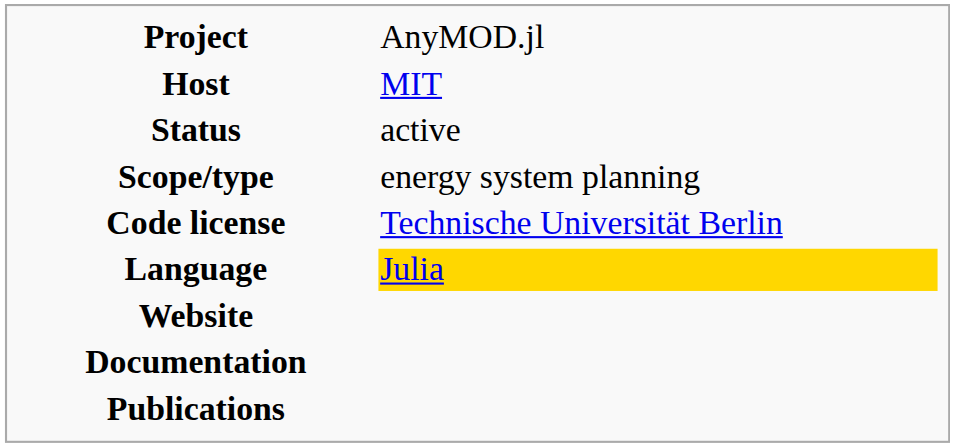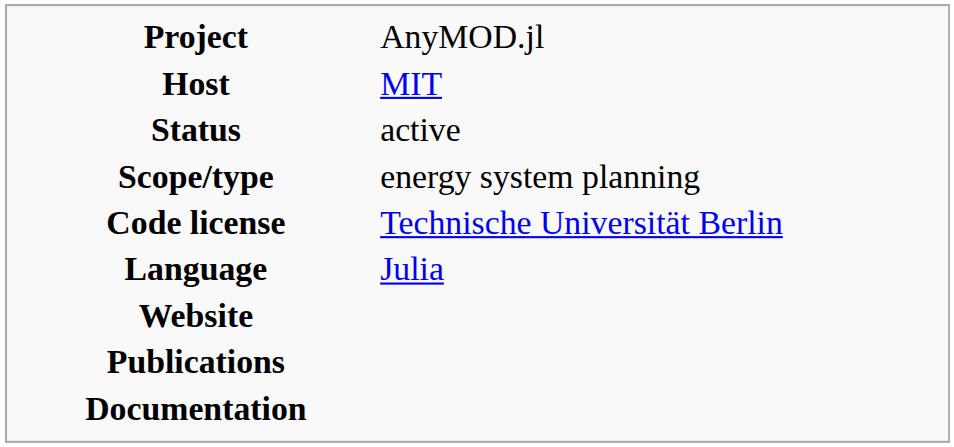(412, 269) gold background -> (412, 269) no background
rows swapped: (196, 362) <-> (196, 408)
